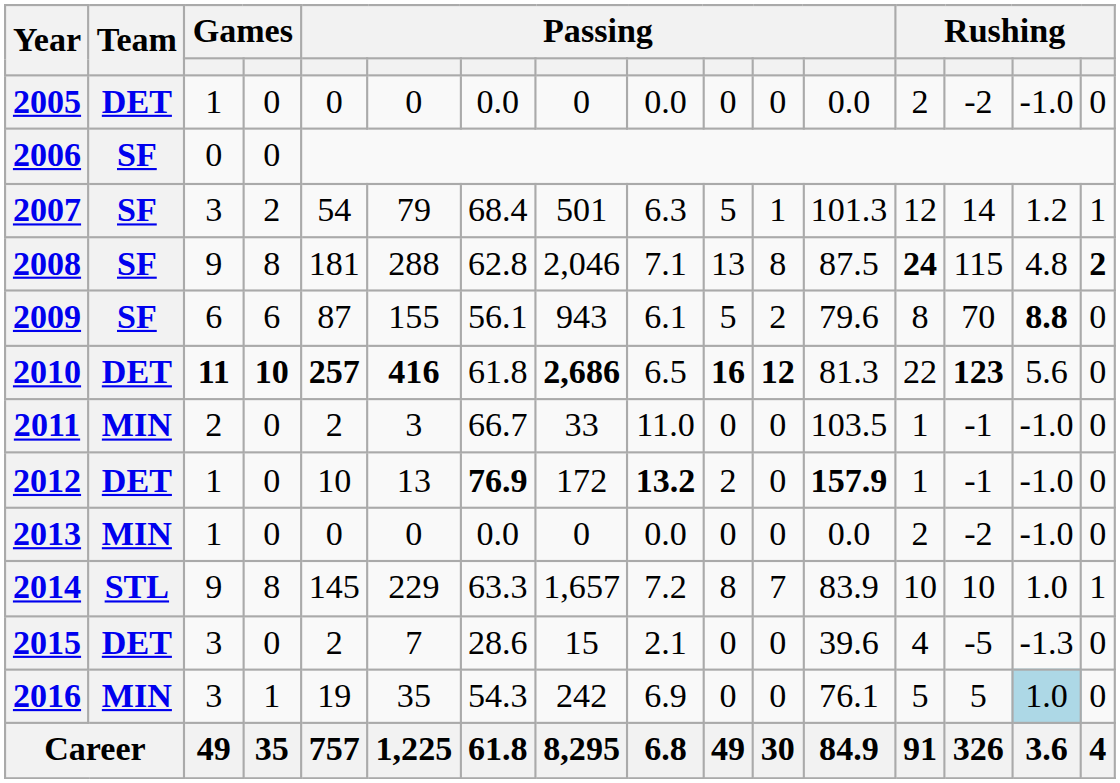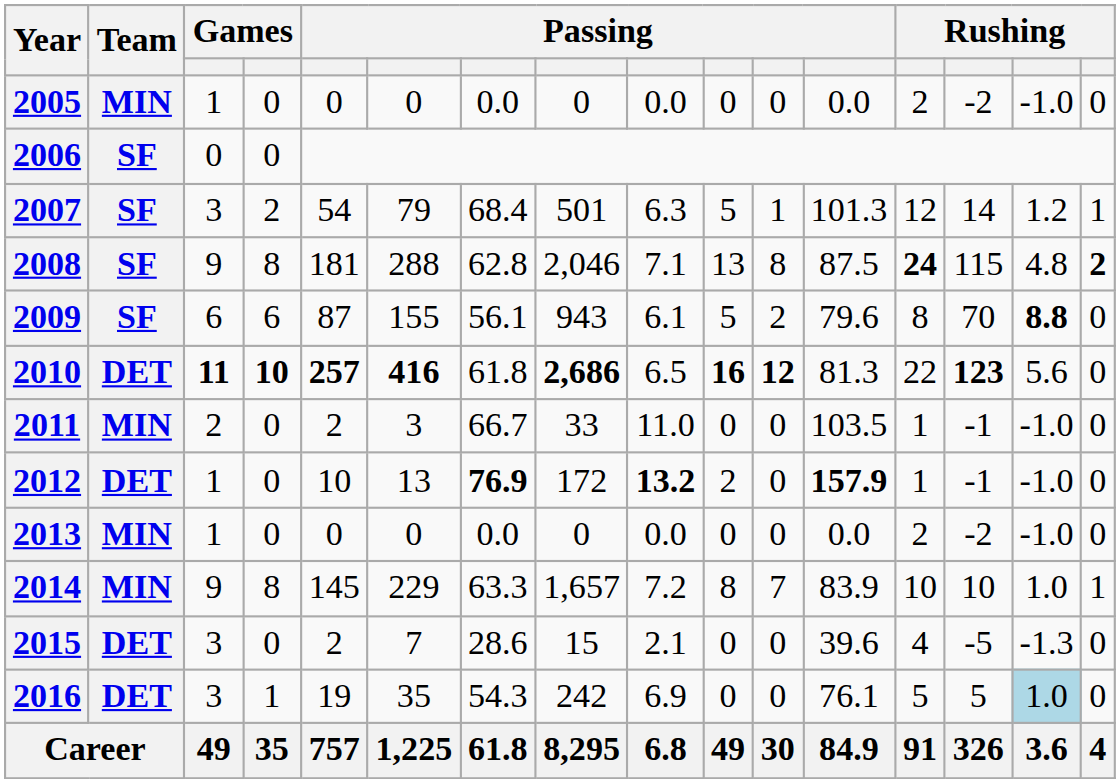(137, 101) DET -> (137, 101) MIN
(137, 587) STL -> (137, 587) MIN
(137, 695) MIN -> (137, 695) DET
